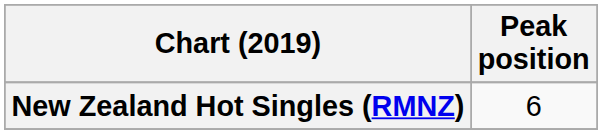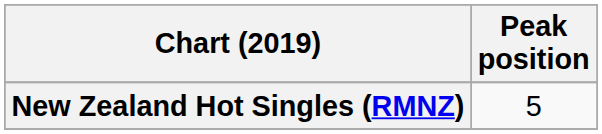(534, 105) 6 -> (534, 105) 5
